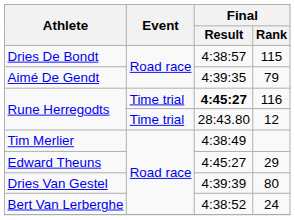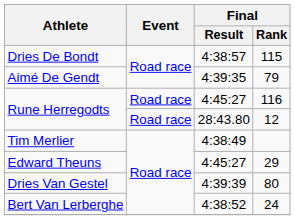(157, 99) Time trial -> (161, 99) Road race
(224, 99) bold -> (224, 99) normal
(157, 120) Time trial -> (161, 120) Road race
